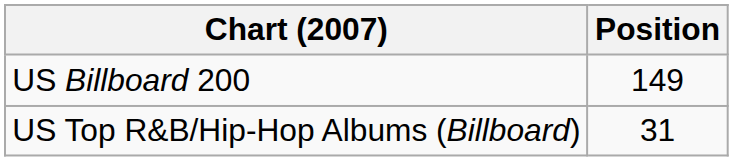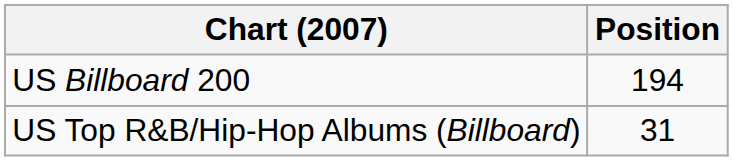(658, 79) 149 -> (658, 79) 194
